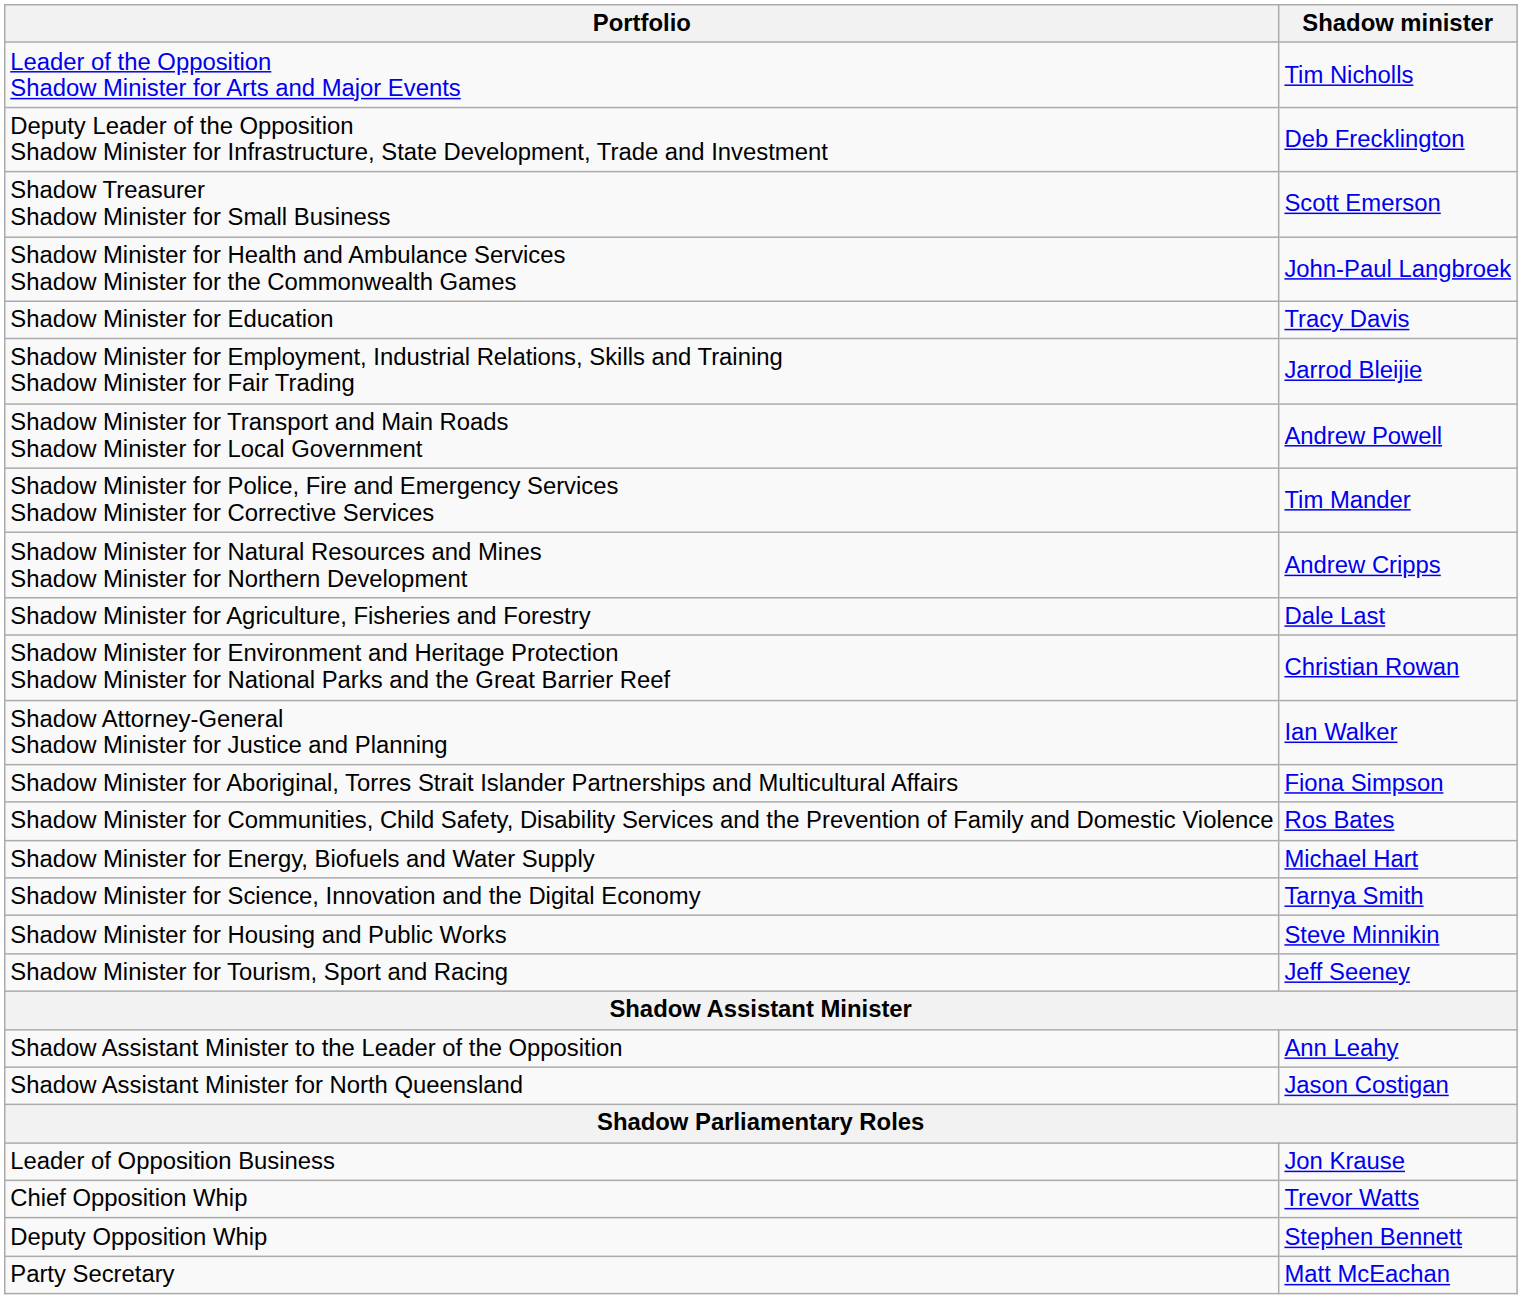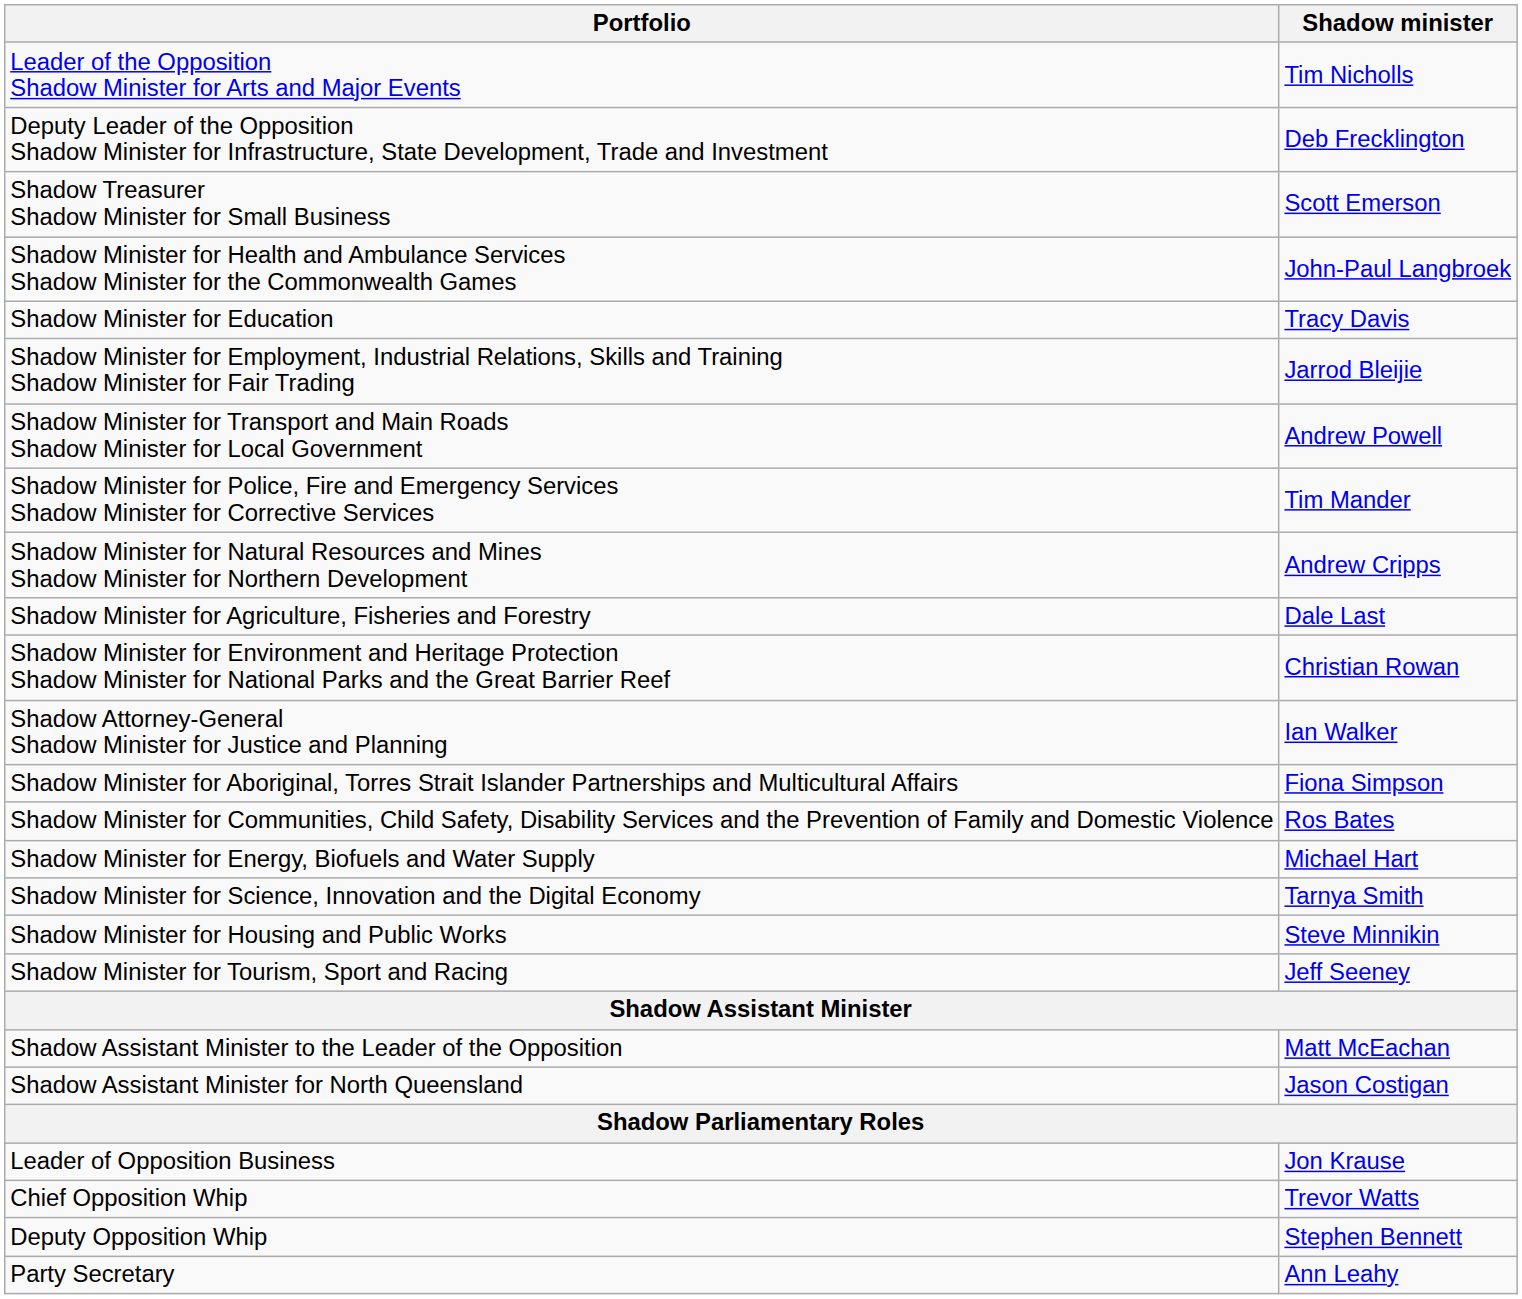(1341, 1047) Ann Leahy -> (1367, 1047) Matt McEachan
(1367, 1274) Matt McEachan -> (1341, 1274) Ann Leahy
